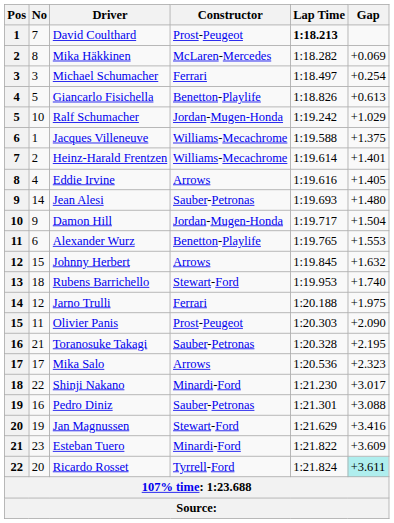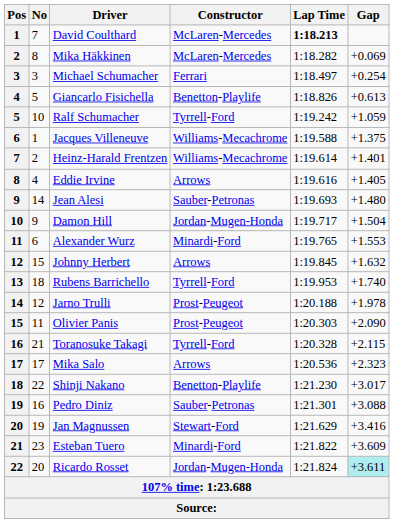(208, 35) Prost-Peugeot -> (222, 35) McLaren-Mercedes
(228, 117) Jordan-Mugen-Honda -> (204, 117) Tyrrell-Ford
(368, 117) +1.029 -> (368, 117) +1.059
(217, 241) Benetton-Playlife -> (207, 241) Minardi-Ford
(206, 282) Stewart-Ford -> (204, 282) Tyrrell-Ford
(190, 302) Ferrari -> (208, 302) Prost-Peugeot
(368, 302) +1.975 -> (368, 302) +1.978
(214, 343) Sauber-Petronas -> (204, 343) Tyrrell-Ford
(368, 343) +2.195 -> (368, 343) +2.115
(207, 384) Minardi-Ford -> (217, 384) Benetton-Playlife
(204, 467) Tyrrell-Ford -> (228, 467) Jordan-Mugen-Honda
